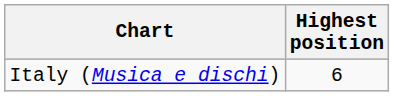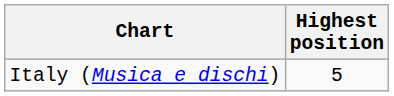(337, 75) 6 -> (337, 75) 5
